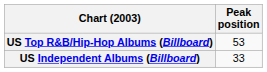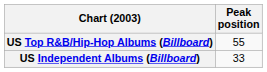(239, 42) 53 -> (239, 42) 55
